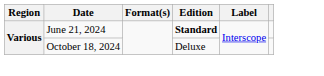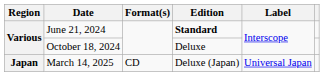+ row: (80, 63)
